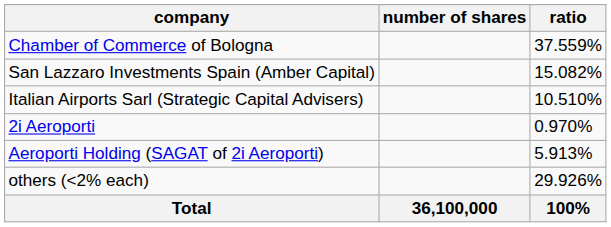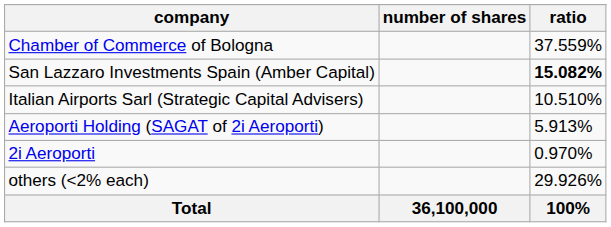(568, 72) normal -> (568, 72) bold
rows swapped: (166, 153) <-> (52, 126)
